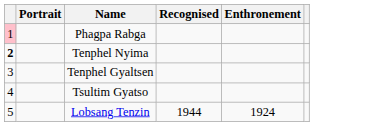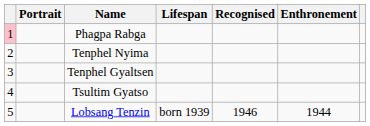+ column: (184, 14)
(10, 53) bold -> (10, 53) normal
(189, 111) 1944 -> (245, 111) 1946
(263, 111) 1924 -> (319, 111) 1944
